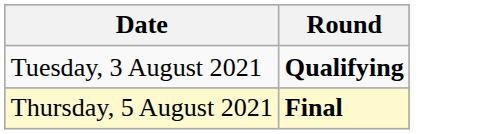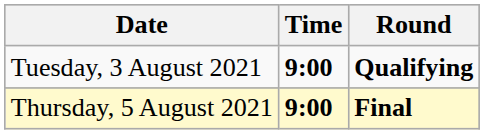+ column: (314, 25)
